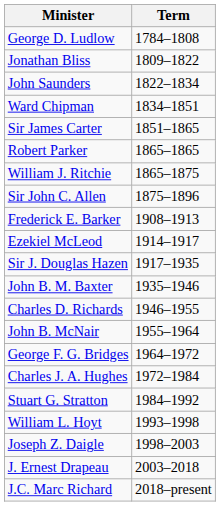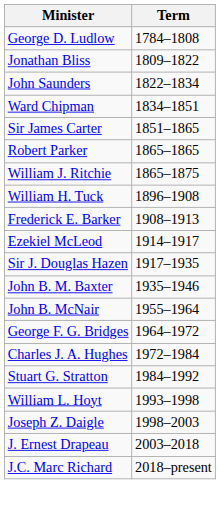- row: (57, 196)
+ row: (56, 196)
- row: (65, 309)
